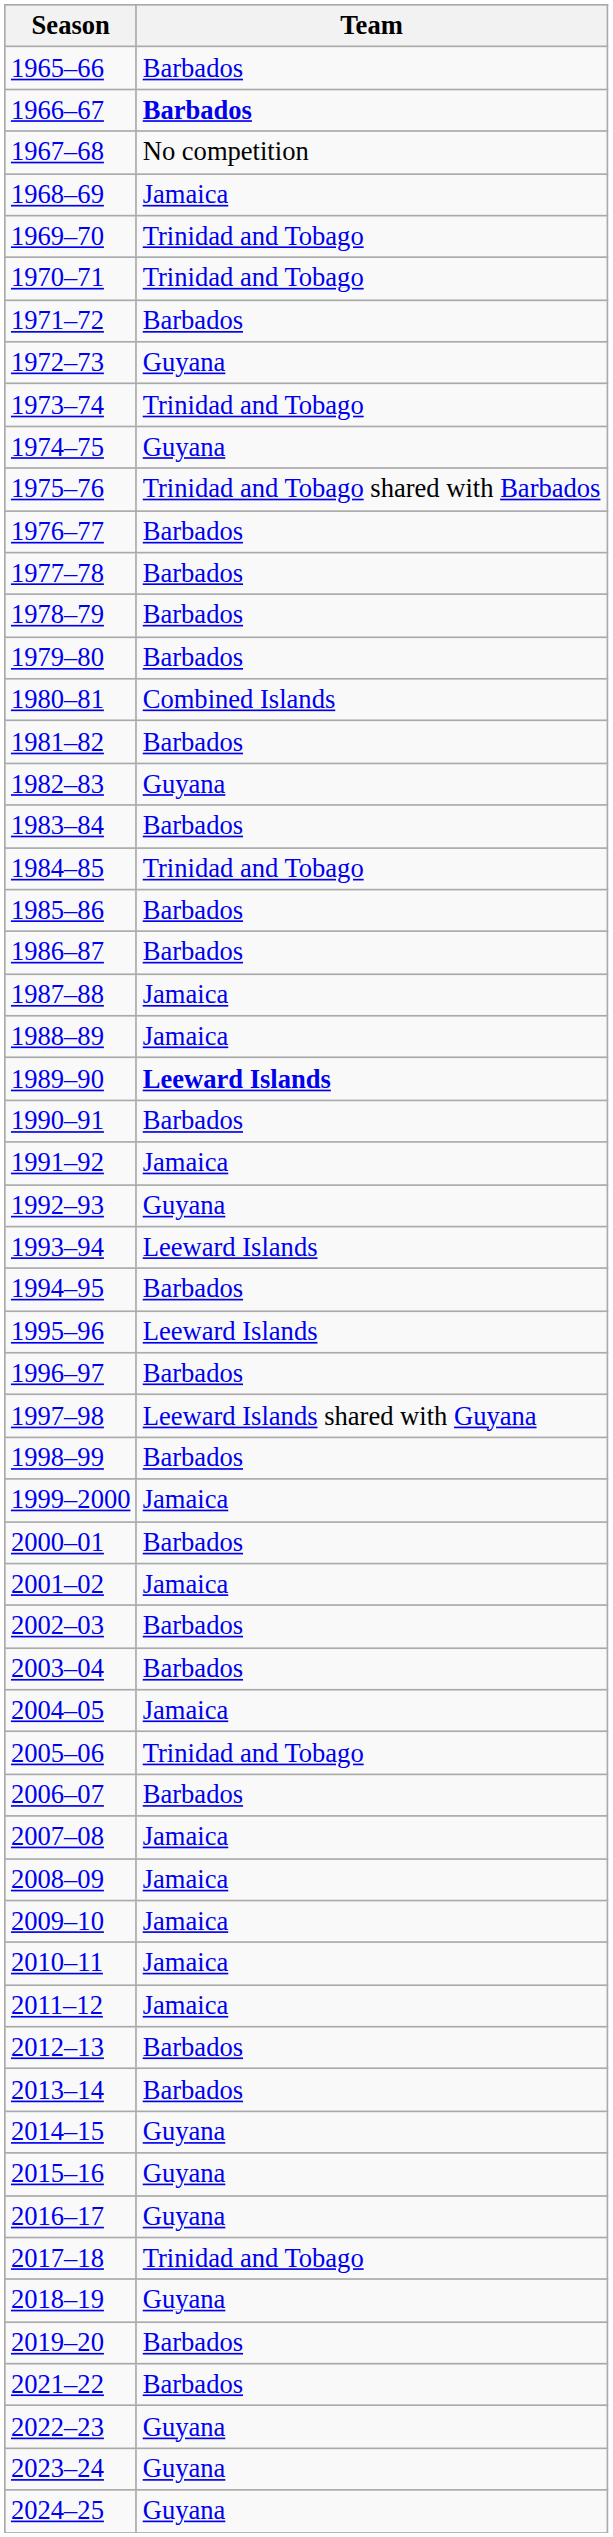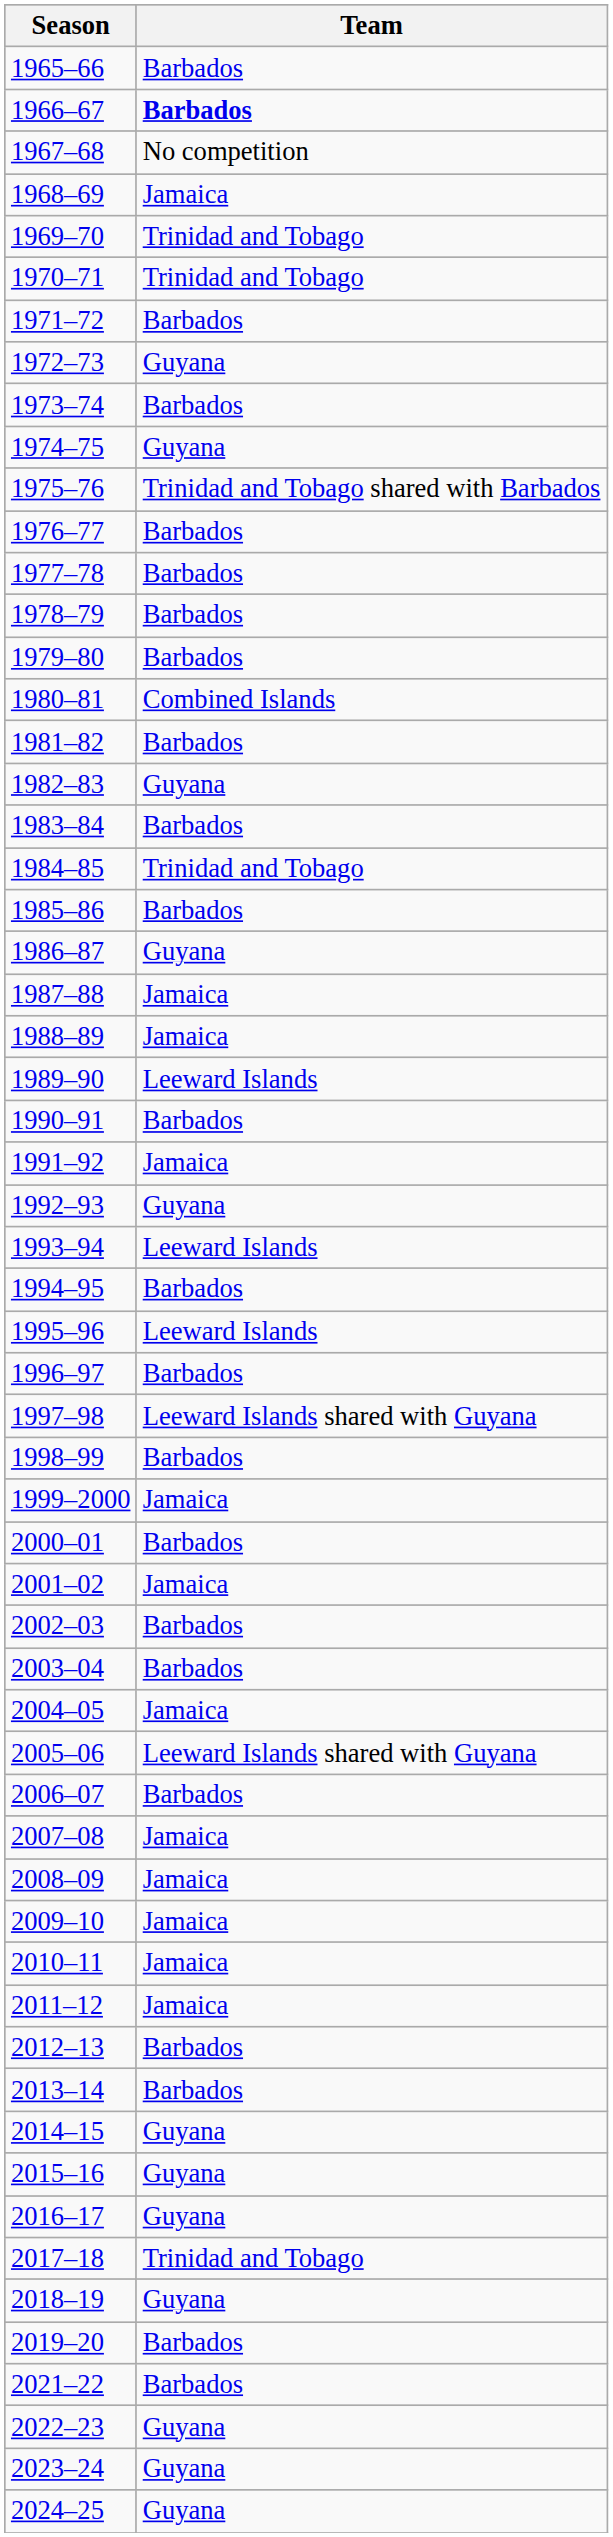(253, 404) Trinidad and Tobago -> (193, 404) Barbados
(193, 952) Barbados -> (184, 952) Guyana
(237, 1078) bold -> (230, 1078) normal
(253, 1752) Trinidad and Tobago -> (340, 1752) Leeward Islands shared with Guyana
